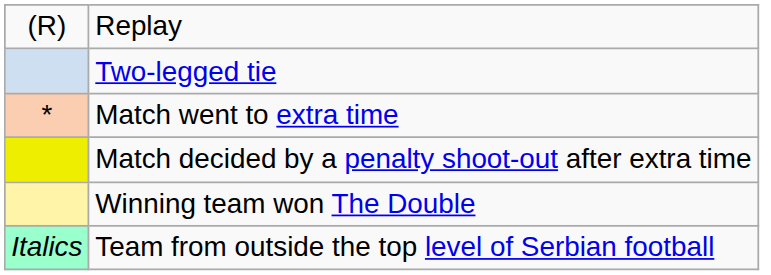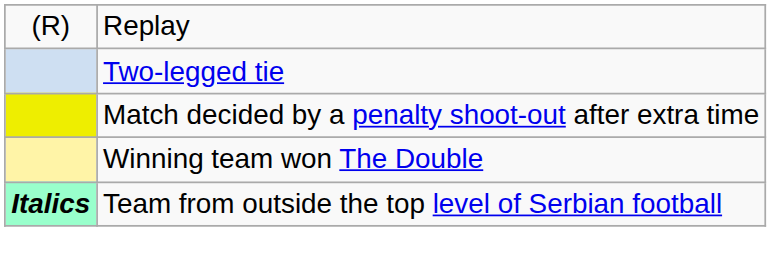- row: (247, 114)
(47, 247) normal -> (51, 203) bold
